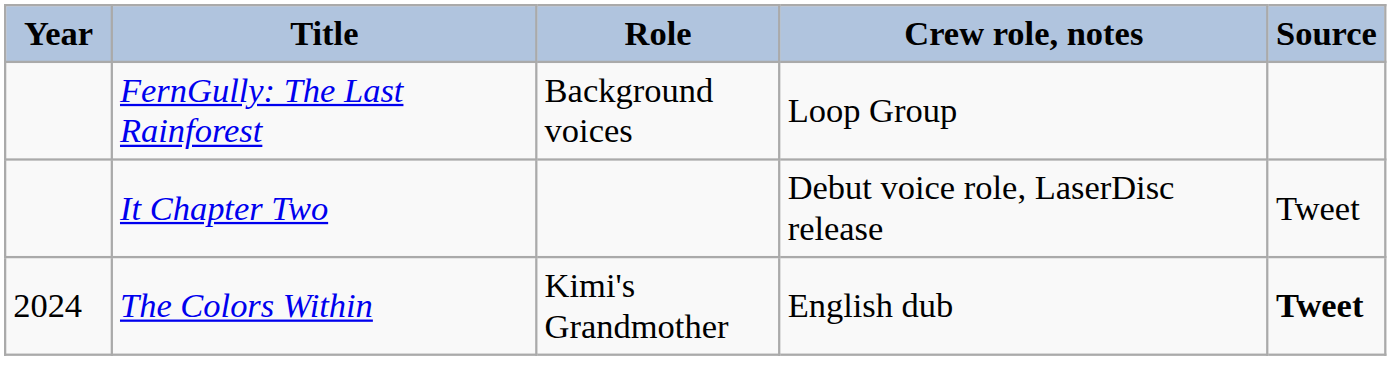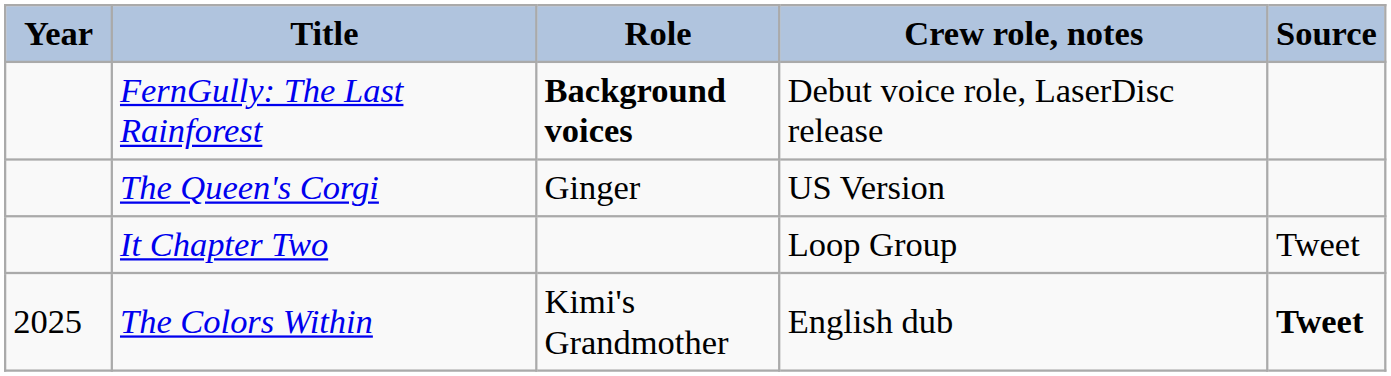(629, 110) normal -> (635, 110) bold
(872, 110) Loop Group -> (981, 110) Debut voice role, LaserDisc release
+ row: (249, 187)
(981, 208) Debut voice role, LaserDisc release -> (872, 244) Loop Group
(48, 305) 2024 -> (48, 321) 2025
